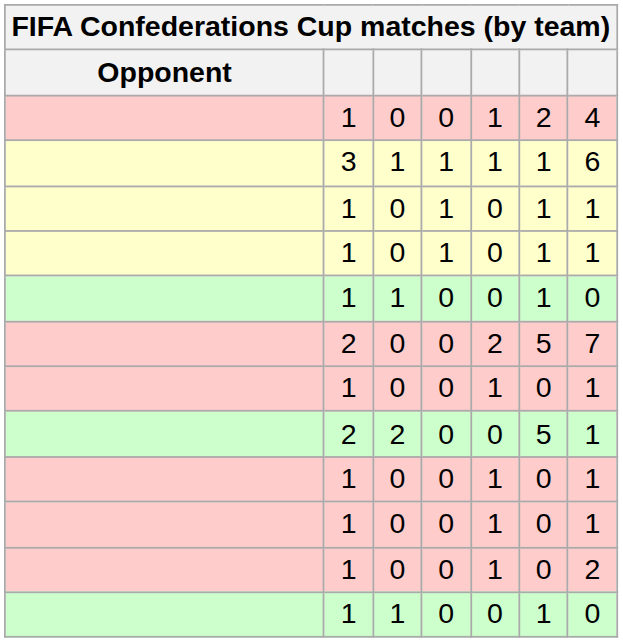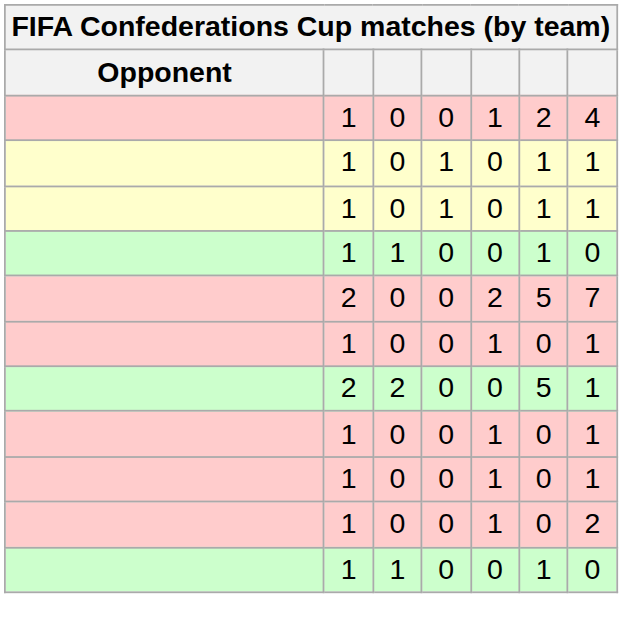- row: (349, 162)
